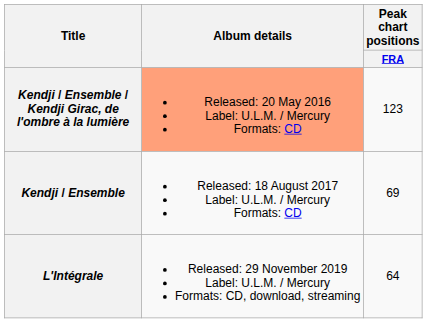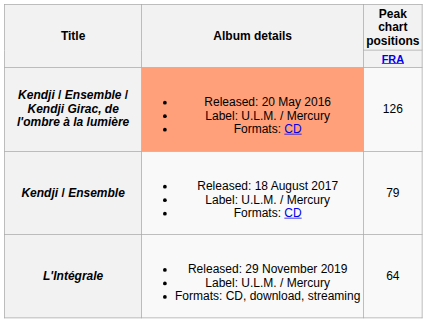(393, 109) 123 -> (393, 109) 126
(393, 192) 69 -> (393, 192) 79
